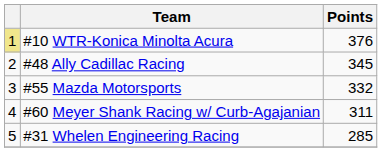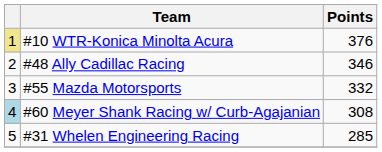(360, 64) 345 -> (360, 64) 346
(12, 112) no background -> (12, 112) lightblue background
(361, 112) 311 -> (360, 112) 308
